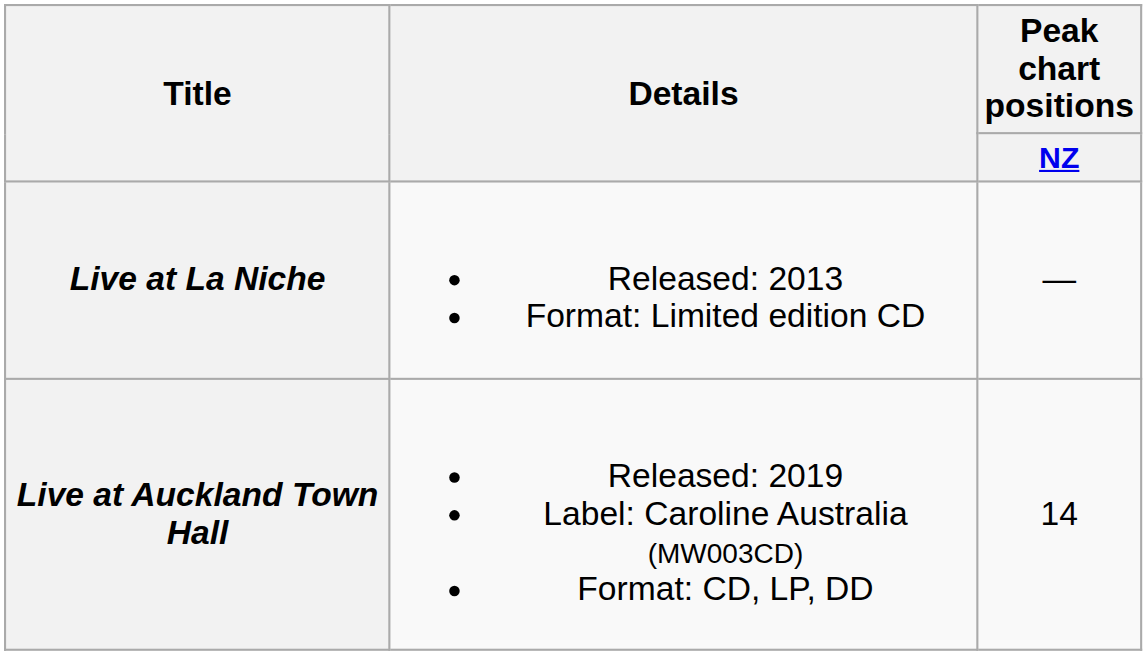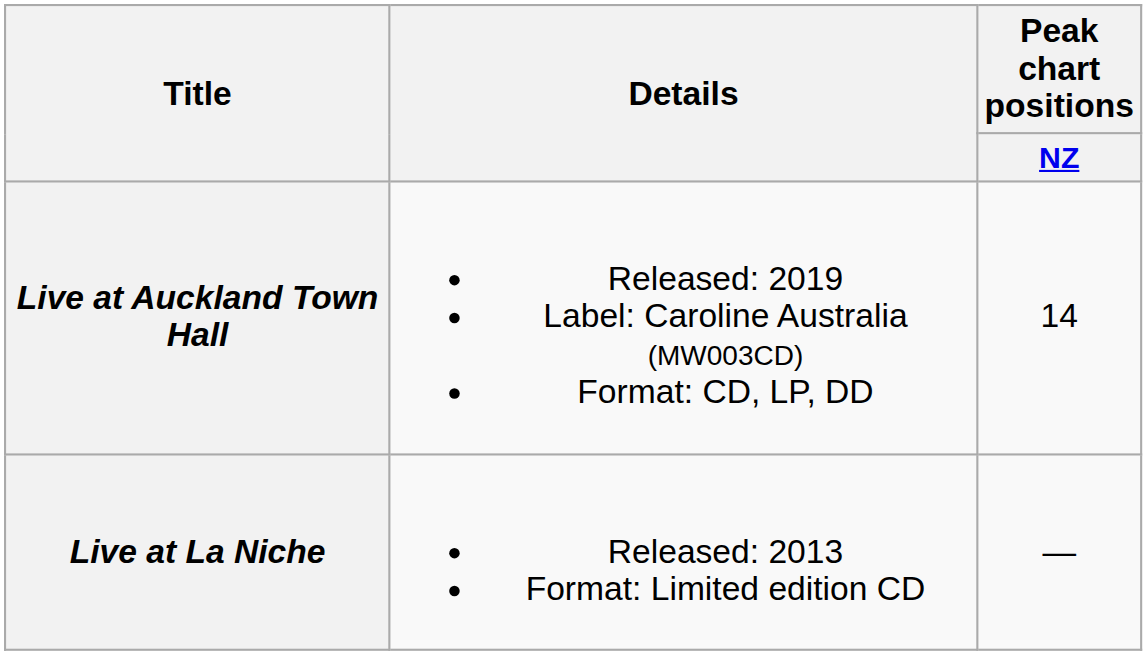rows swapped: (198, 279) <-> (198, 513)
